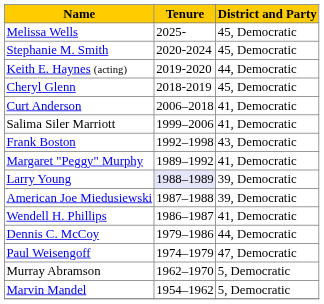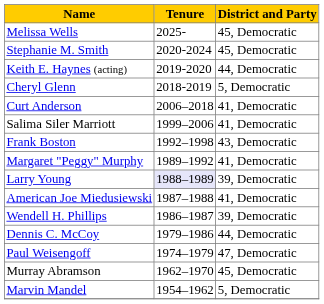(257, 87) 45, Democratic -> (254, 87) 5, Democratic
(257, 197) 39, Democratic -> (257, 197) 41, Democratic
(257, 216) 41, Democratic -> (257, 216) 39, Democratic
(254, 271) 5, Democratic -> (257, 271) 45, Democratic
